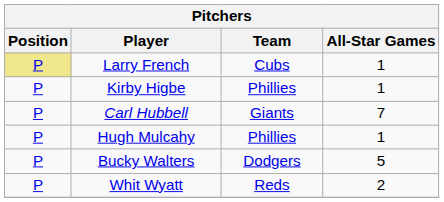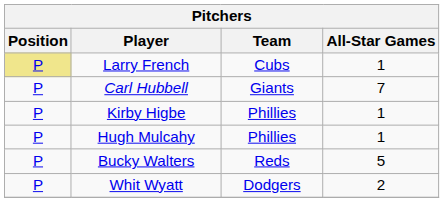rows swapped: (146, 88) <-> (146, 112)
(272, 161) Dodgers -> (272, 161) Reds
(272, 185) Reds -> (272, 185) Dodgers
